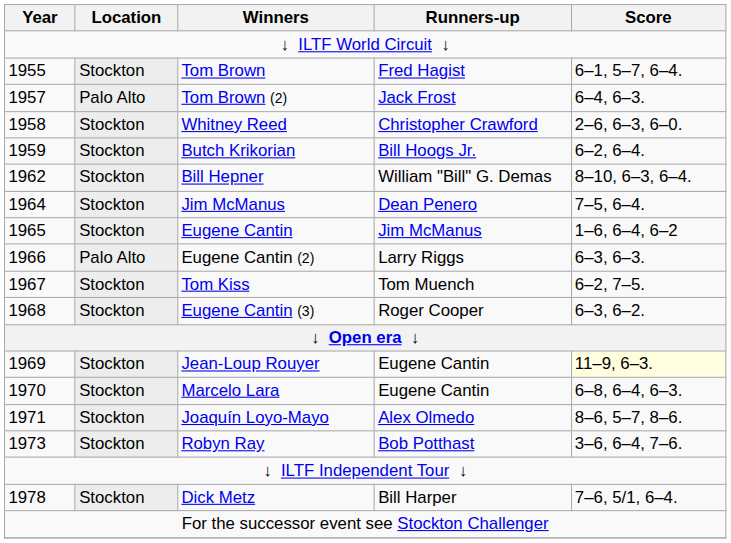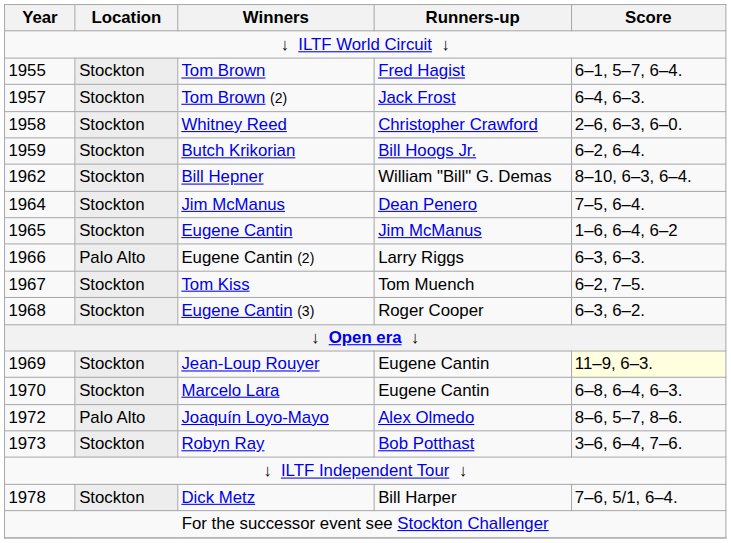(112, 97) Palo Alto -> (112, 97) Stockton
(27, 417) 1971 -> (27, 417) 1972
(112, 417) Stockton -> (112, 417) Palo Alto
